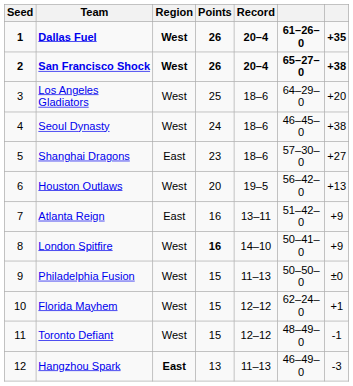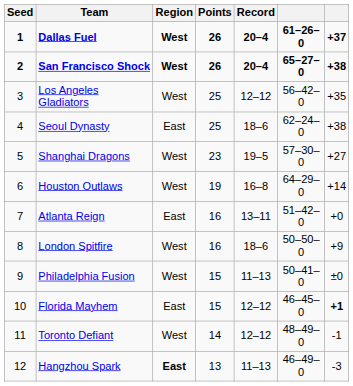(337, 36) +35 -> (337, 36) +37
(256, 96) 18–6 -> (256, 96) 12–12
(301, 96) 64–29–0 -> (301, 96) 56–42–0
(337, 96) +20 -> (337, 96) +35
(174, 126) West -> (174, 126) East
(215, 126) 24 -> (215, 126) 25
(301, 126) 46–45–0 -> (301, 126) 62–24–0
(174, 156) East -> (174, 156) West
(256, 156) 18–6 -> (256, 156) 19–5
(215, 186) 20 -> (215, 186) 19
(256, 186) 19–5 -> (256, 186) 16–8
(301, 186) 56–42–0 -> (301, 186) 64–29–0
(337, 186) +13 -> (337, 186) +14
(337, 216) +9 -> (337, 216) +0
(215, 246) bold -> (215, 246) normal
(256, 246) 14–10 -> (256, 246) 18–6
(301, 246) 50–41–0 -> (301, 246) 50–50–0
(301, 276) 50–50–0 -> (301, 276) 50–41–0
(174, 306) West -> (174, 306) East
(301, 306) 62–24–0 -> (301, 306) 46–45–0
(337, 306) normal -> (337, 306) bold
(215, 336) 15 -> (215, 336) 14
